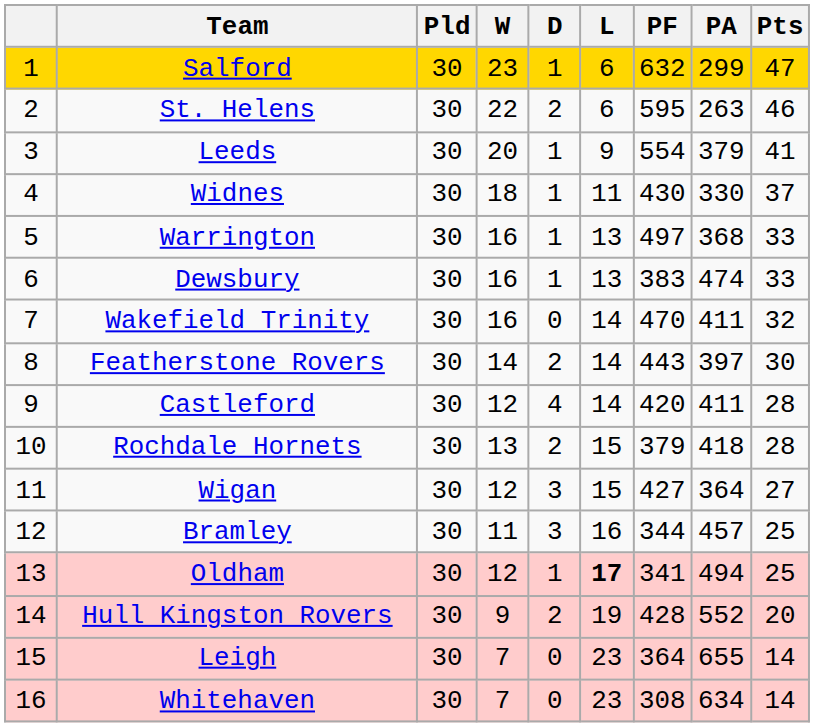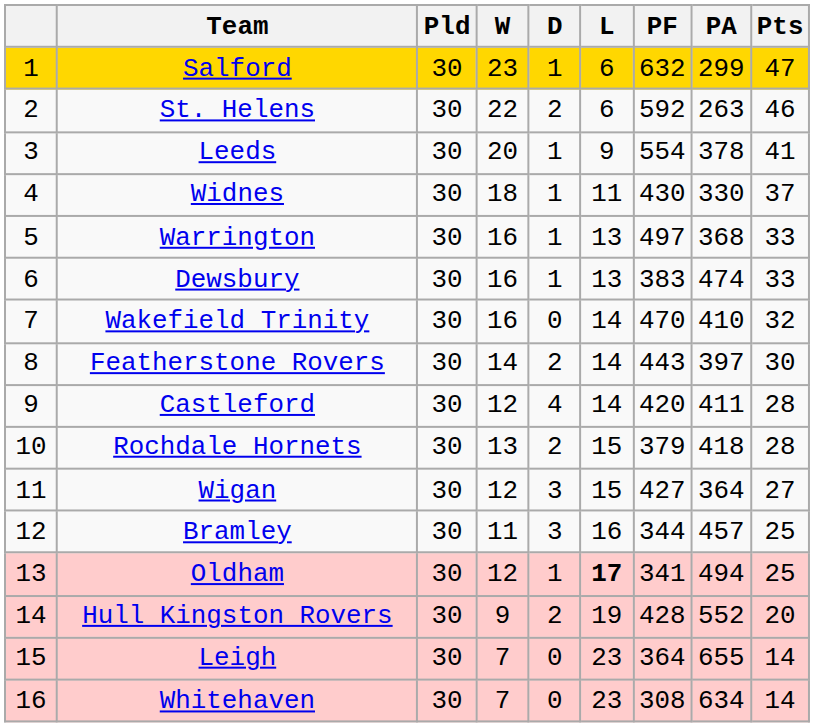(662, 110) 595 -> (662, 110) 592
(721, 153) 379 -> (721, 153) 378
(721, 321) 411 -> (721, 321) 410
